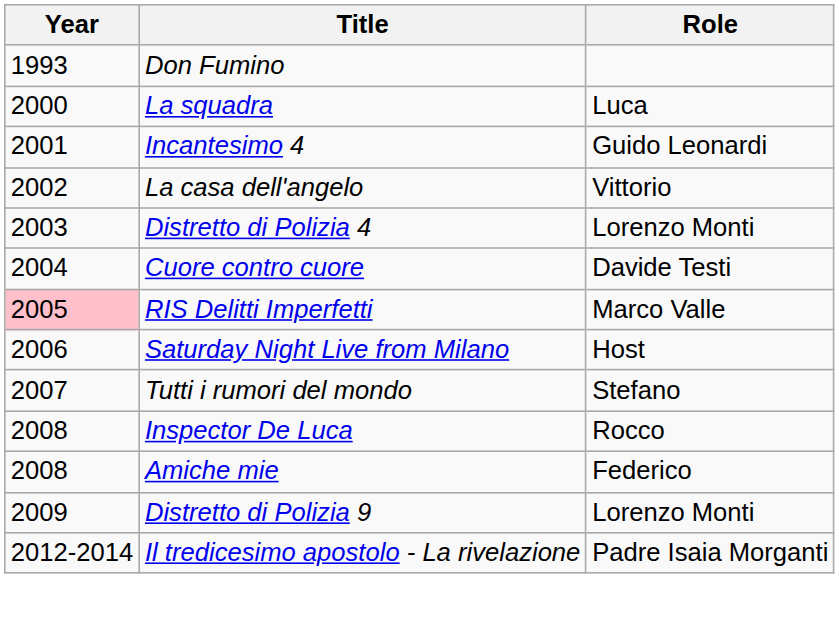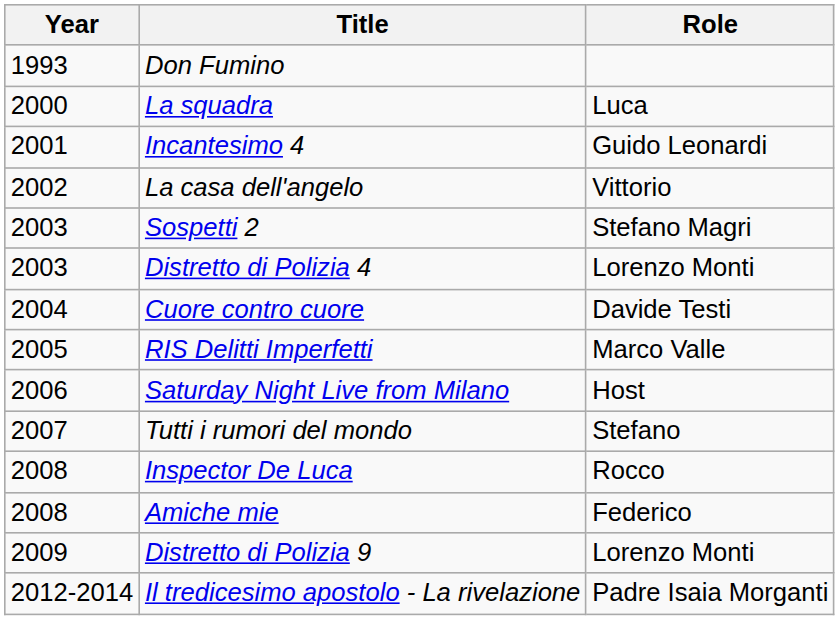+ row: (202, 227)
(39, 308) pink background -> (39, 349) no background
